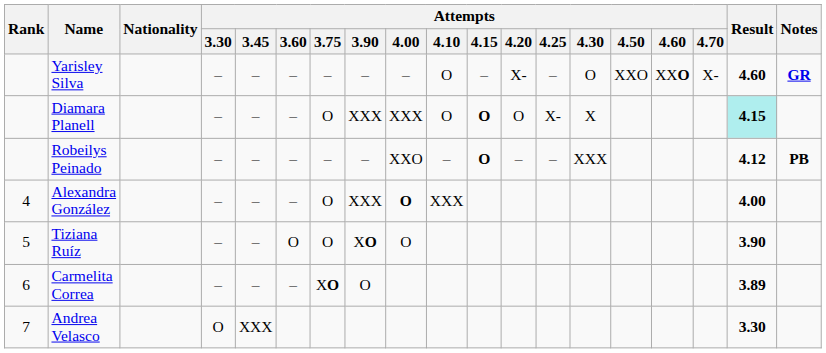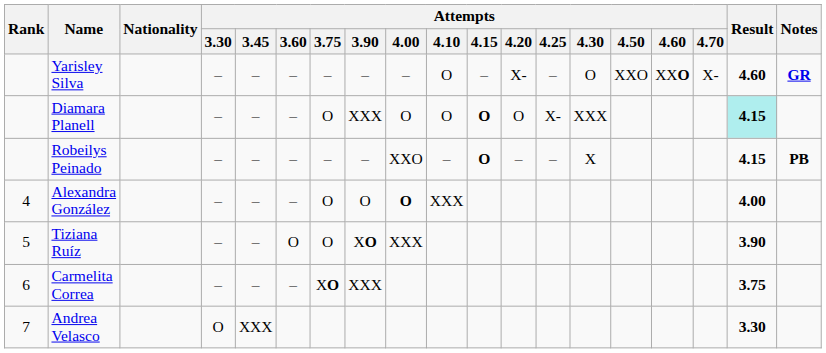(406, 116) XXX -> (406, 116) O
(590, 116) X -> (590, 116) XXX
(590, 158) XXX -> (590, 158) X
(752, 158) 4.12 -> (752, 158) 4.15
(365, 200) XXX -> (365, 200) O
(406, 243) O -> (406, 243) XXX
(365, 285) O -> (365, 285) XXX
(752, 285) 3.89 -> (752, 285) 3.75
